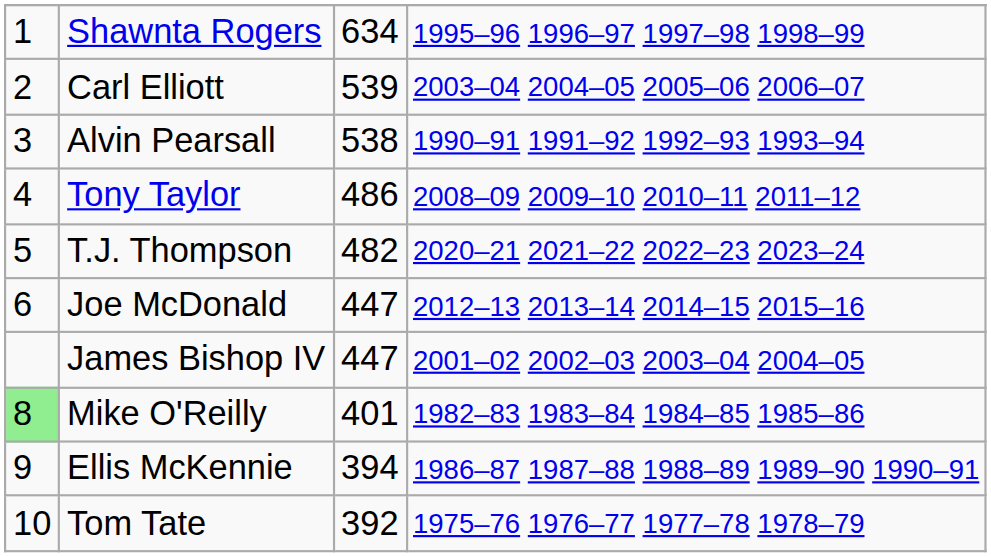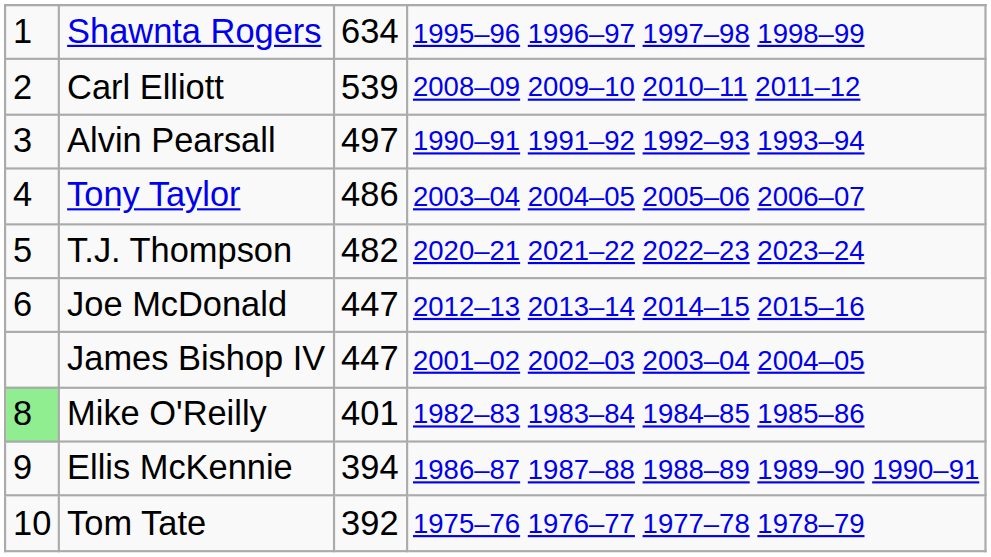(639, 87) 2003–04 2004–05 2005–06 2006–07 -> (637, 87) 2008–09 2009–10 2010–11 2011–12
(370, 140) 538 -> (370, 140) 497
(637, 196) 2008–09 2009–10 2010–11 2011–12 -> (639, 196) 2003–04 2004–05 2005–06 2006–07
